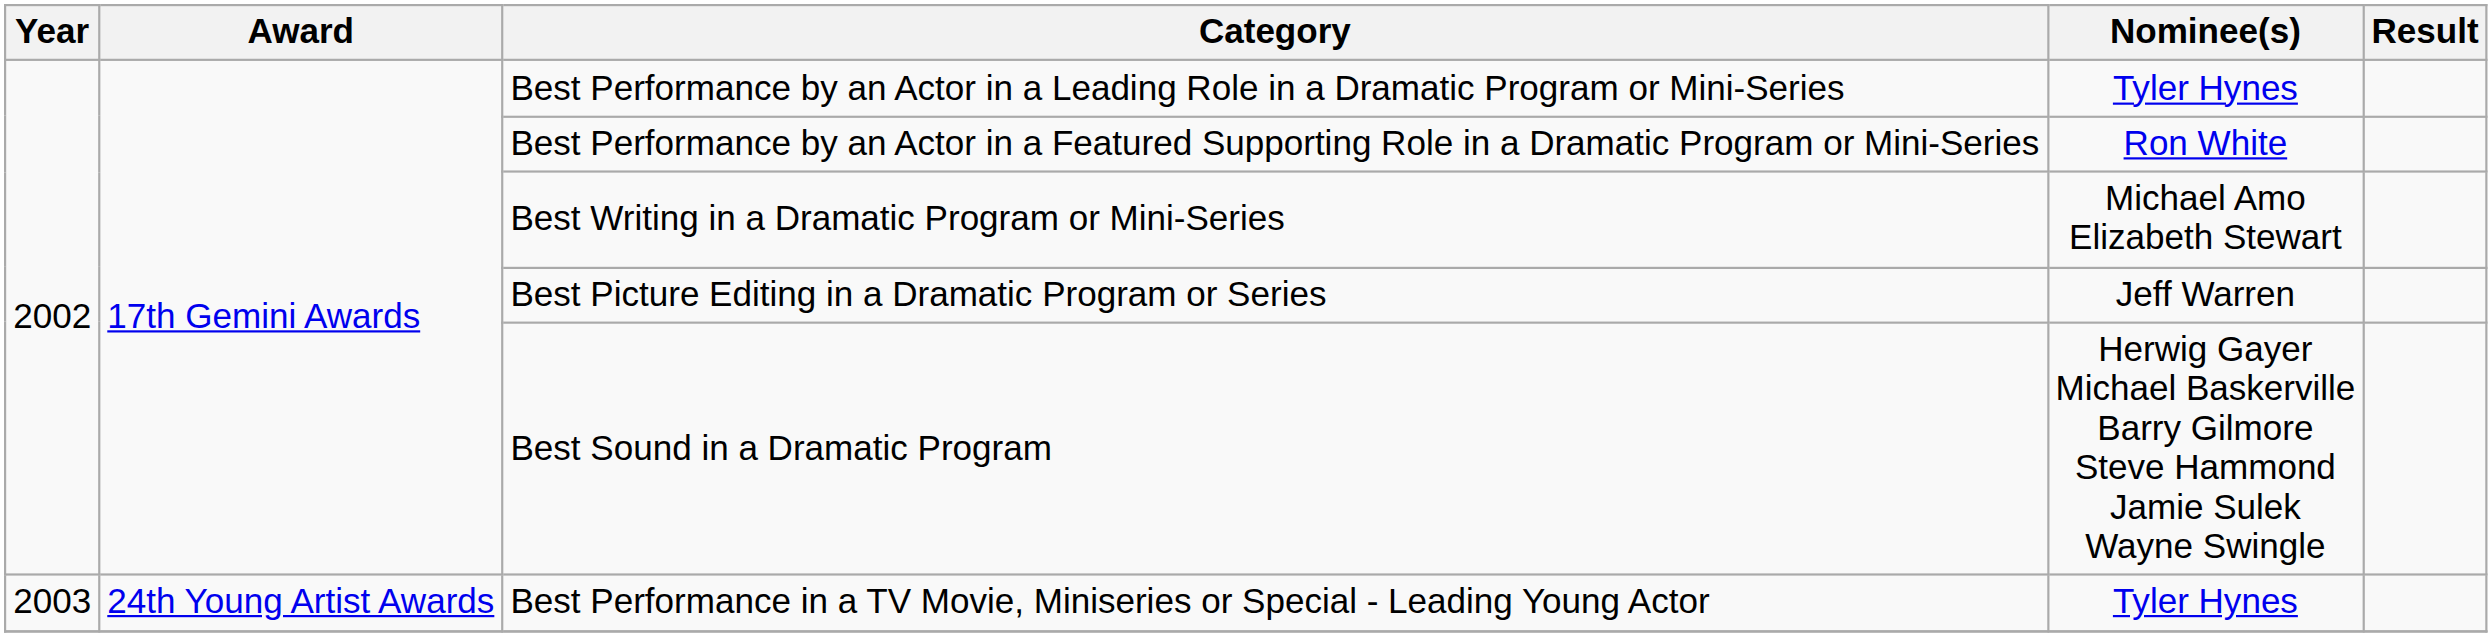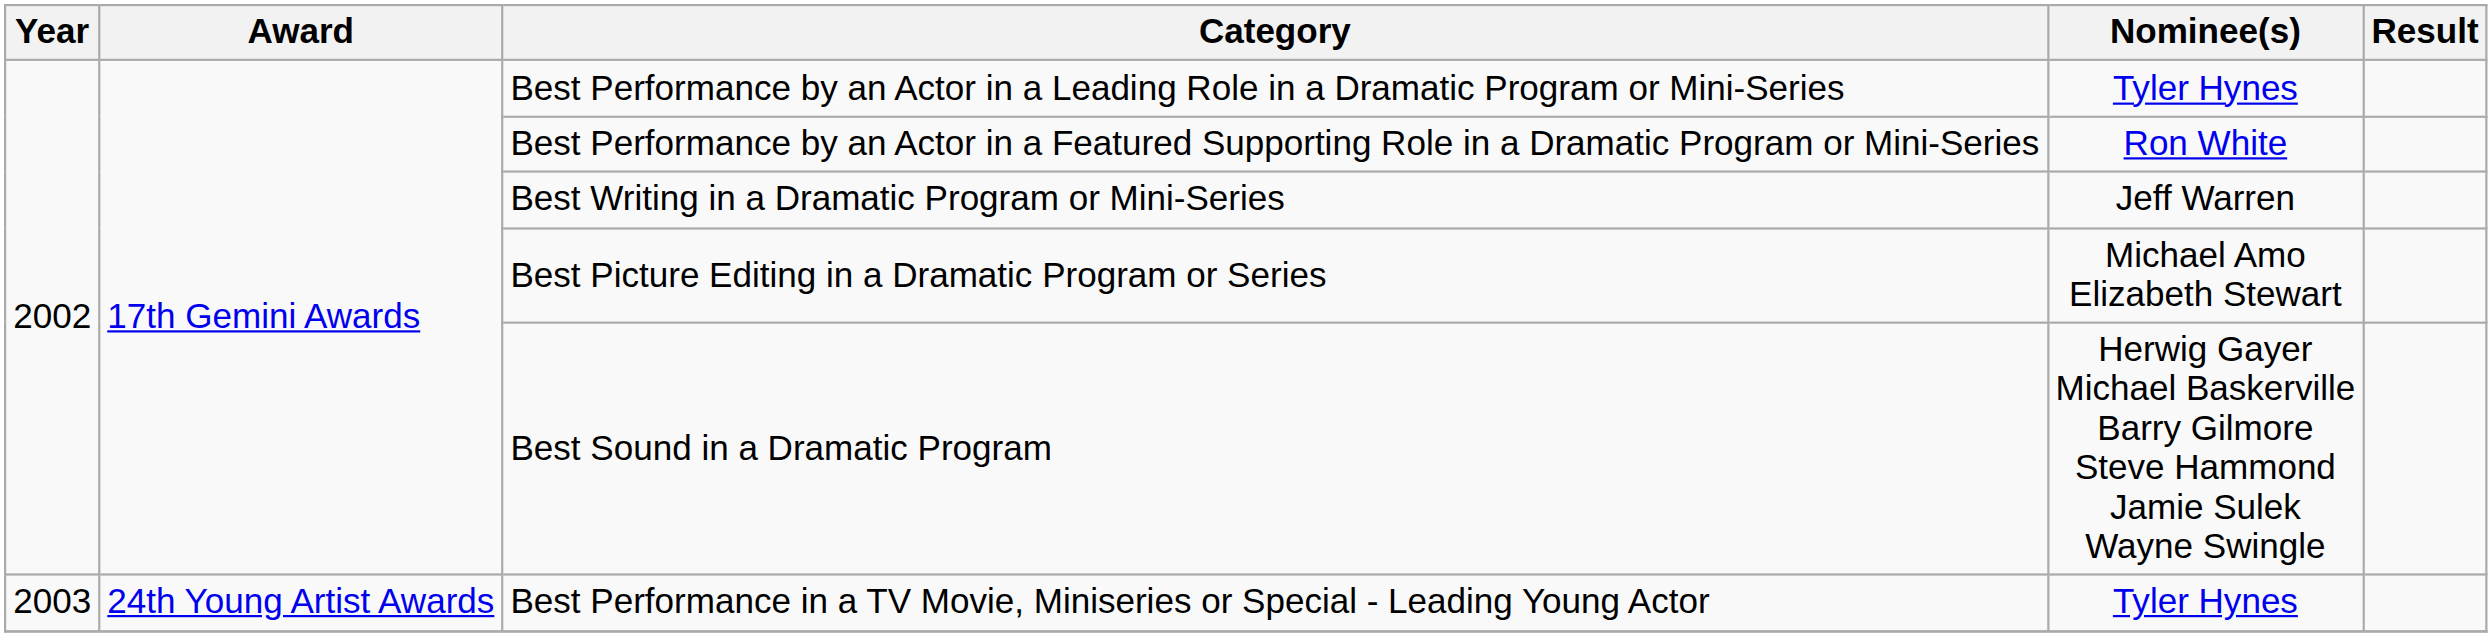(2205, 218) Michael Amo Elizabeth Stewart -> (2205, 198) Jeff Warren
(2205, 293) Jeff Warren -> (2205, 274) Michael Amo Elizabeth Stewart
